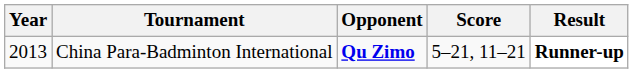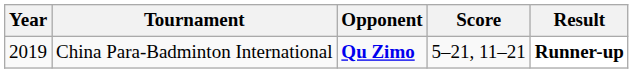(28, 51) 2013 -> (28, 51) 2019
